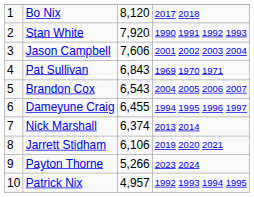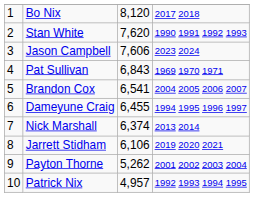(135, 32) 7,920 -> (135, 32) 7,620
(201, 51) 2001 2002 2003 2004 -> (177, 51) 2023 2024
(135, 88) 6,543 -> (135, 88) 6,541
(135, 164) 5,266 -> (135, 164) 5,262
(177, 164) 2023 2024 -> (201, 164) 2001 2002 2003 2004
